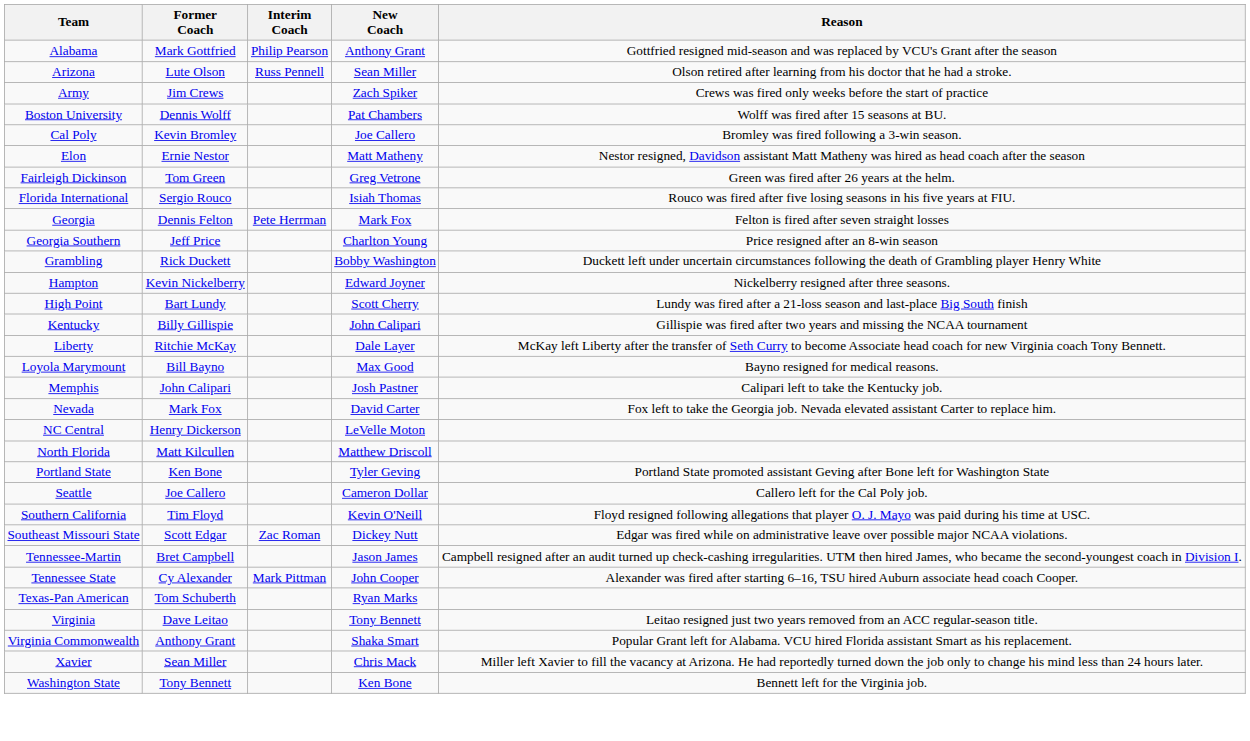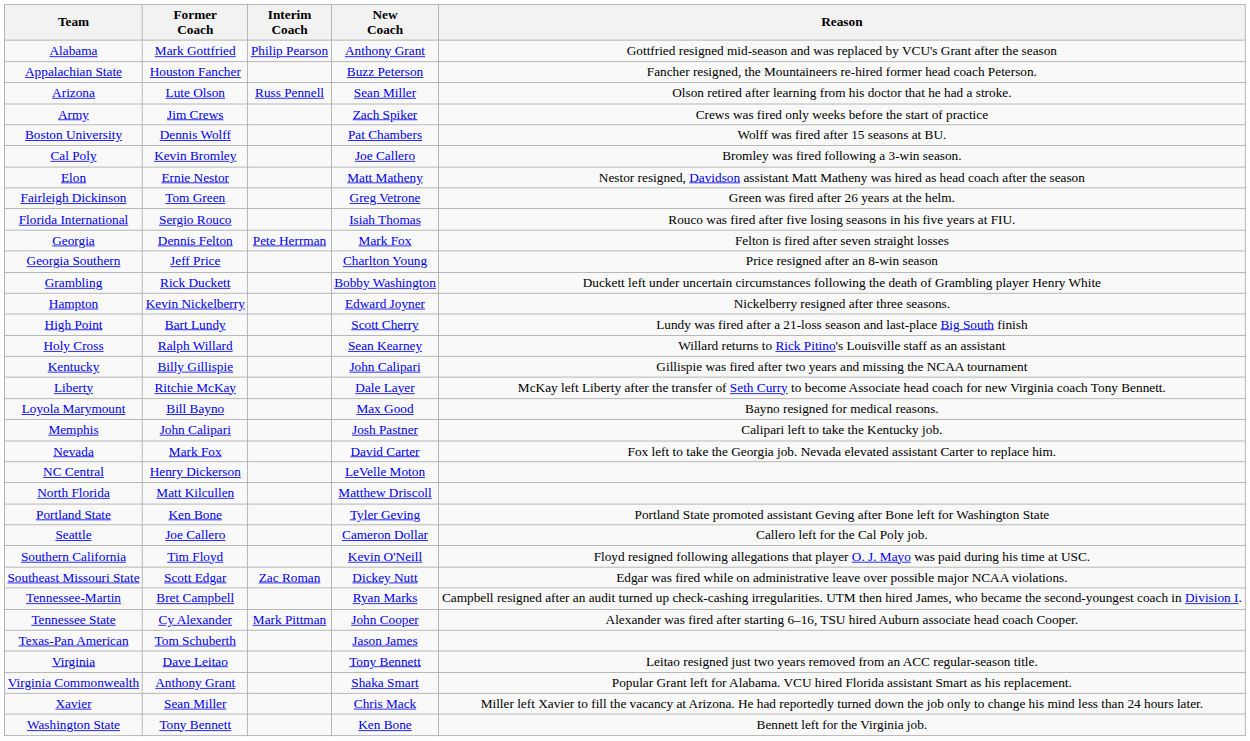+ row: (73, 72)
+ row: (74, 345)
(385, 556) Jason James -> (385, 598) Ryan Marks
(385, 598) Ryan Marks -> (385, 640) Jason James
